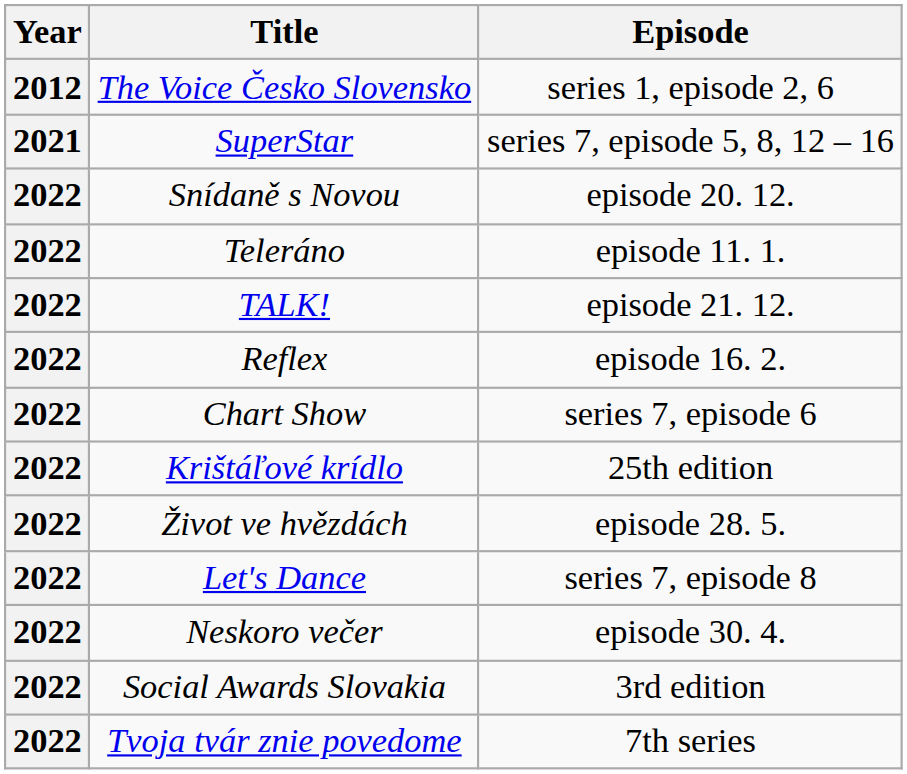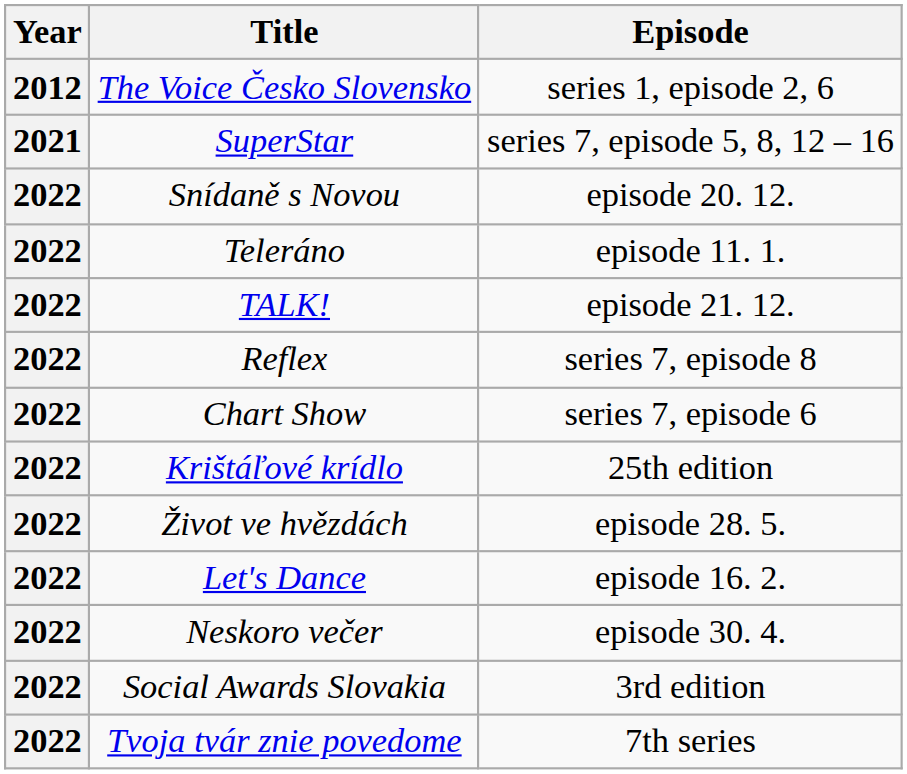(691, 359) episode 16. 2. -> (691, 359) series 7, episode 8
(691, 577) series 7, episode 8 -> (691, 577) episode 16. 2.
